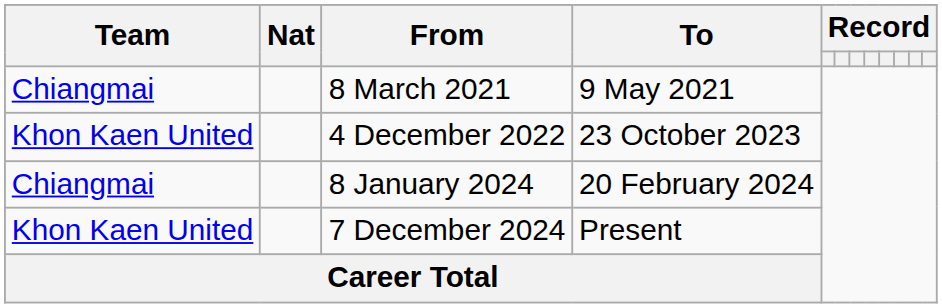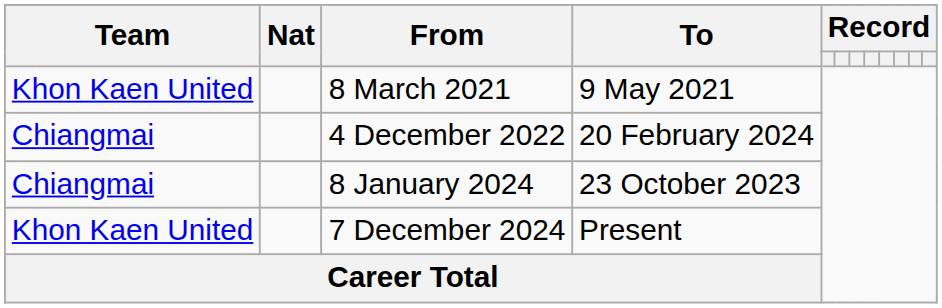(83, 89) Chiangmai -> (133, 89) Khon Kaen United
(133, 136) Khon Kaen United -> (83, 136) Chiangmai
(690, 136) 23 October 2023 -> (697, 136) 20 February 2024
(697, 183) 20 February 2024 -> (690, 183) 23 October 2023
